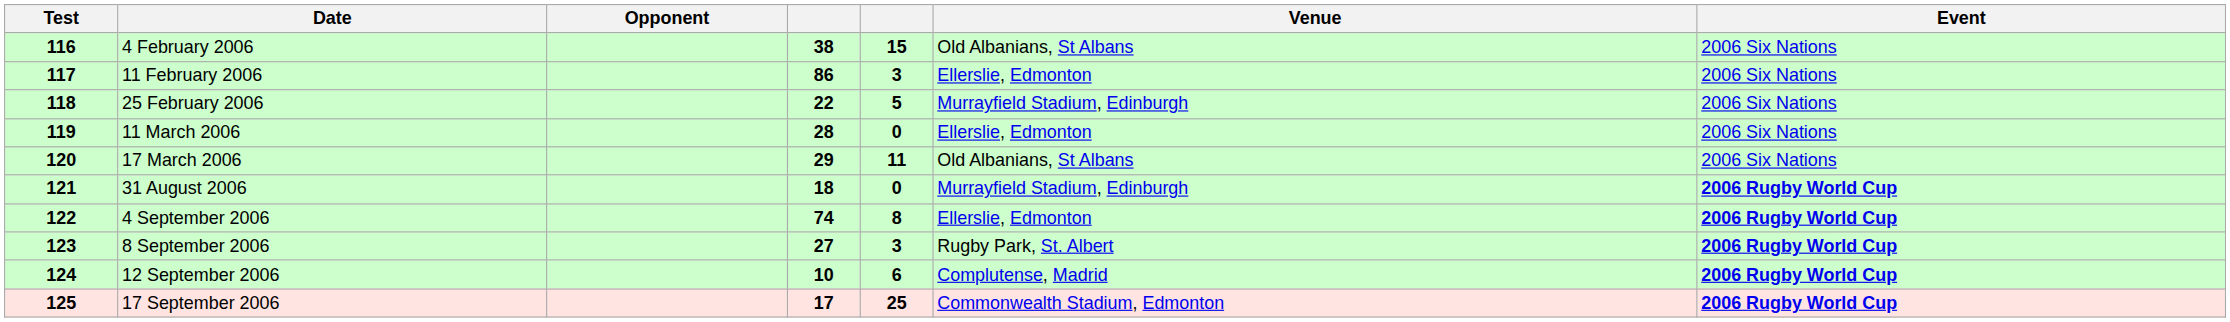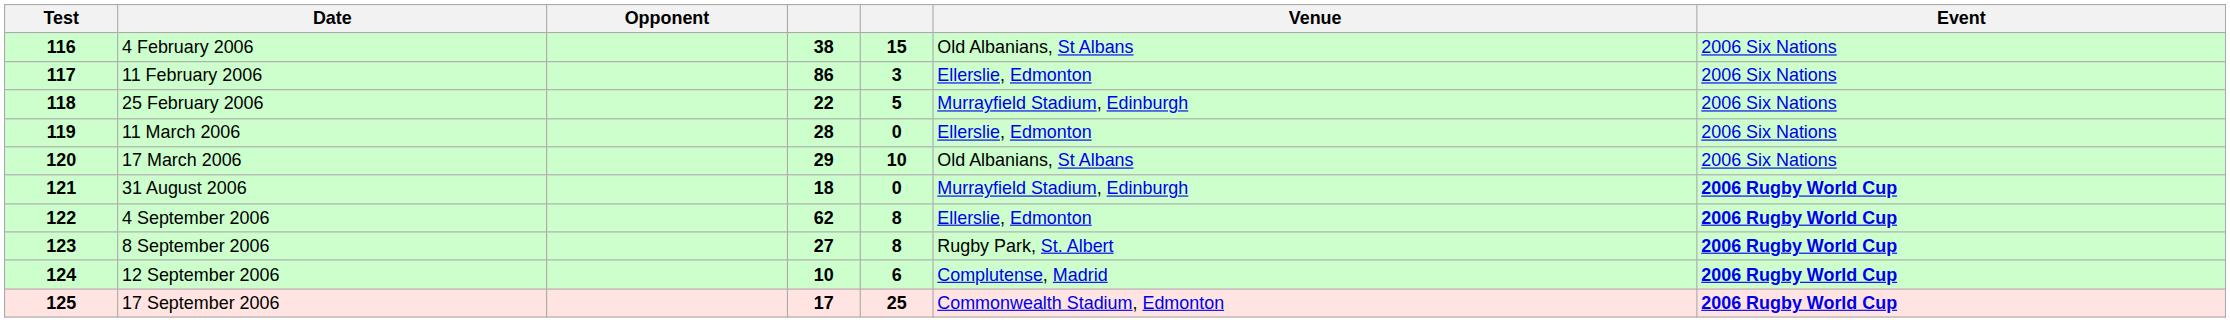(897, 160) 11 -> (897, 160) 10
(824, 217) 74 -> (824, 217) 62
(897, 246) 3 -> (897, 246) 8
